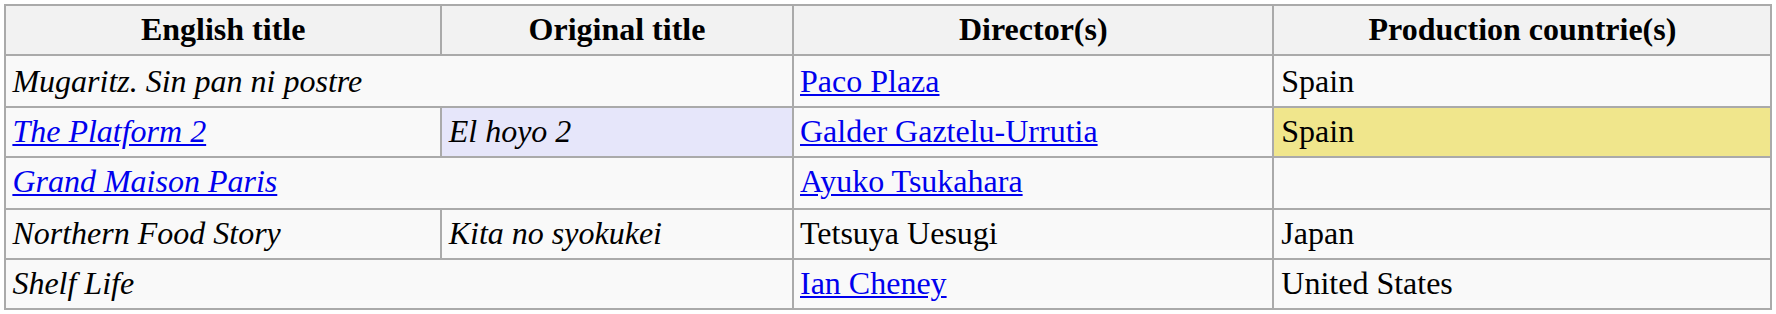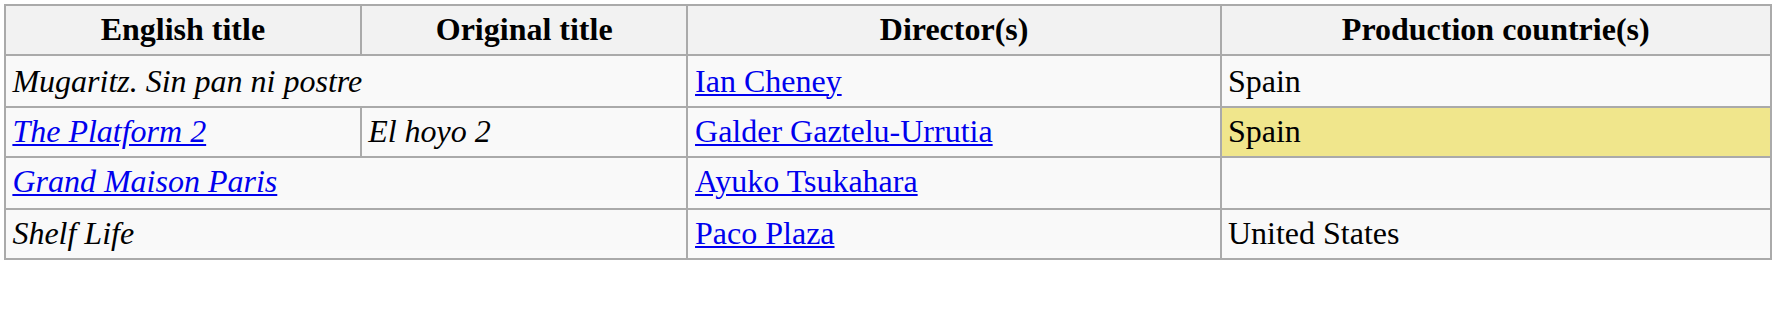(870, 80) Paco Plaza -> (768, 80) Ian Cheney
(510, 131) lavender background -> (429, 131) no background
- row: (147, 232)
(873, 283) Ian Cheney -> (765, 232) Paco Plaza
